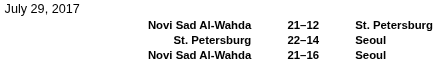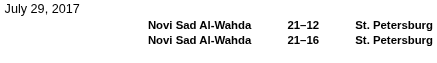- row: (303, 40)
(371, 55) Seoul -> (394, 40) St. Petersburg
